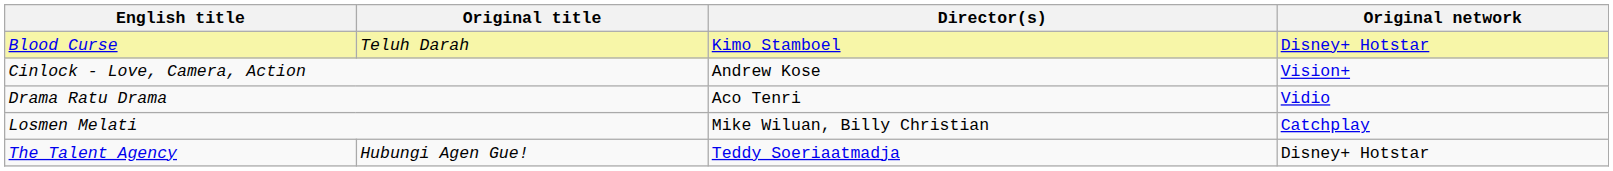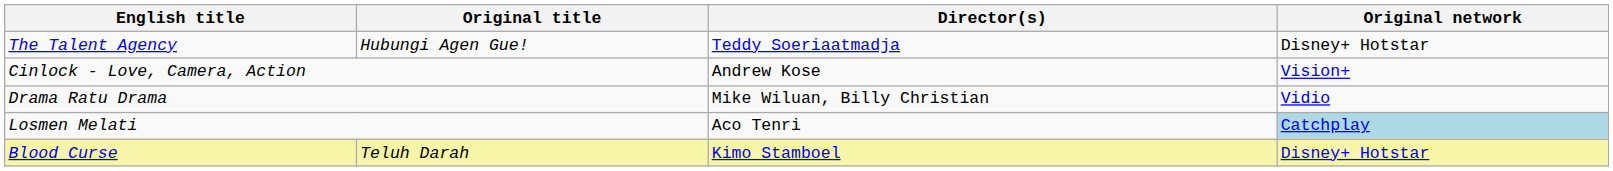rows swapped: (63, 45) <-> (93, 153)
(756, 99) Aco Tenri -> (850, 99) Mike Wiluan, Billy Christian
(850, 126) Mike Wiluan, Billy Christian -> (756, 126) Aco Tenri
(1325, 126) no background -> (1325, 126) lightblue background
